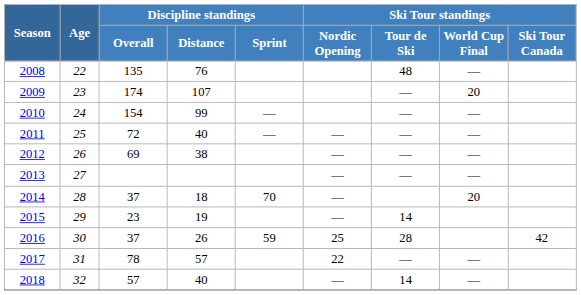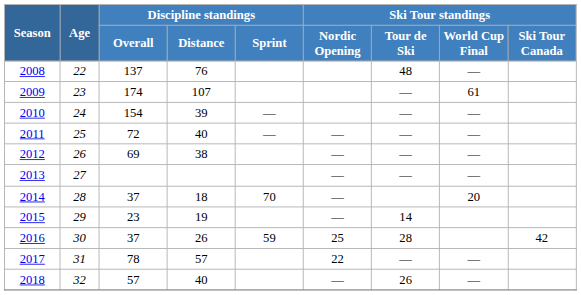(133, 71) 135 -> (133, 71) 137
(474, 92) 20 -> (474, 92) 61
(201, 113) 99 -> (201, 113) 39
(406, 279) 14 -> (406, 279) 26
